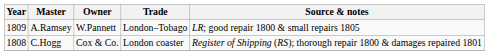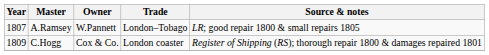(16, 27) 1809 -> (16, 27) 1807
(16, 43) 1808 -> (16, 43) 1809
